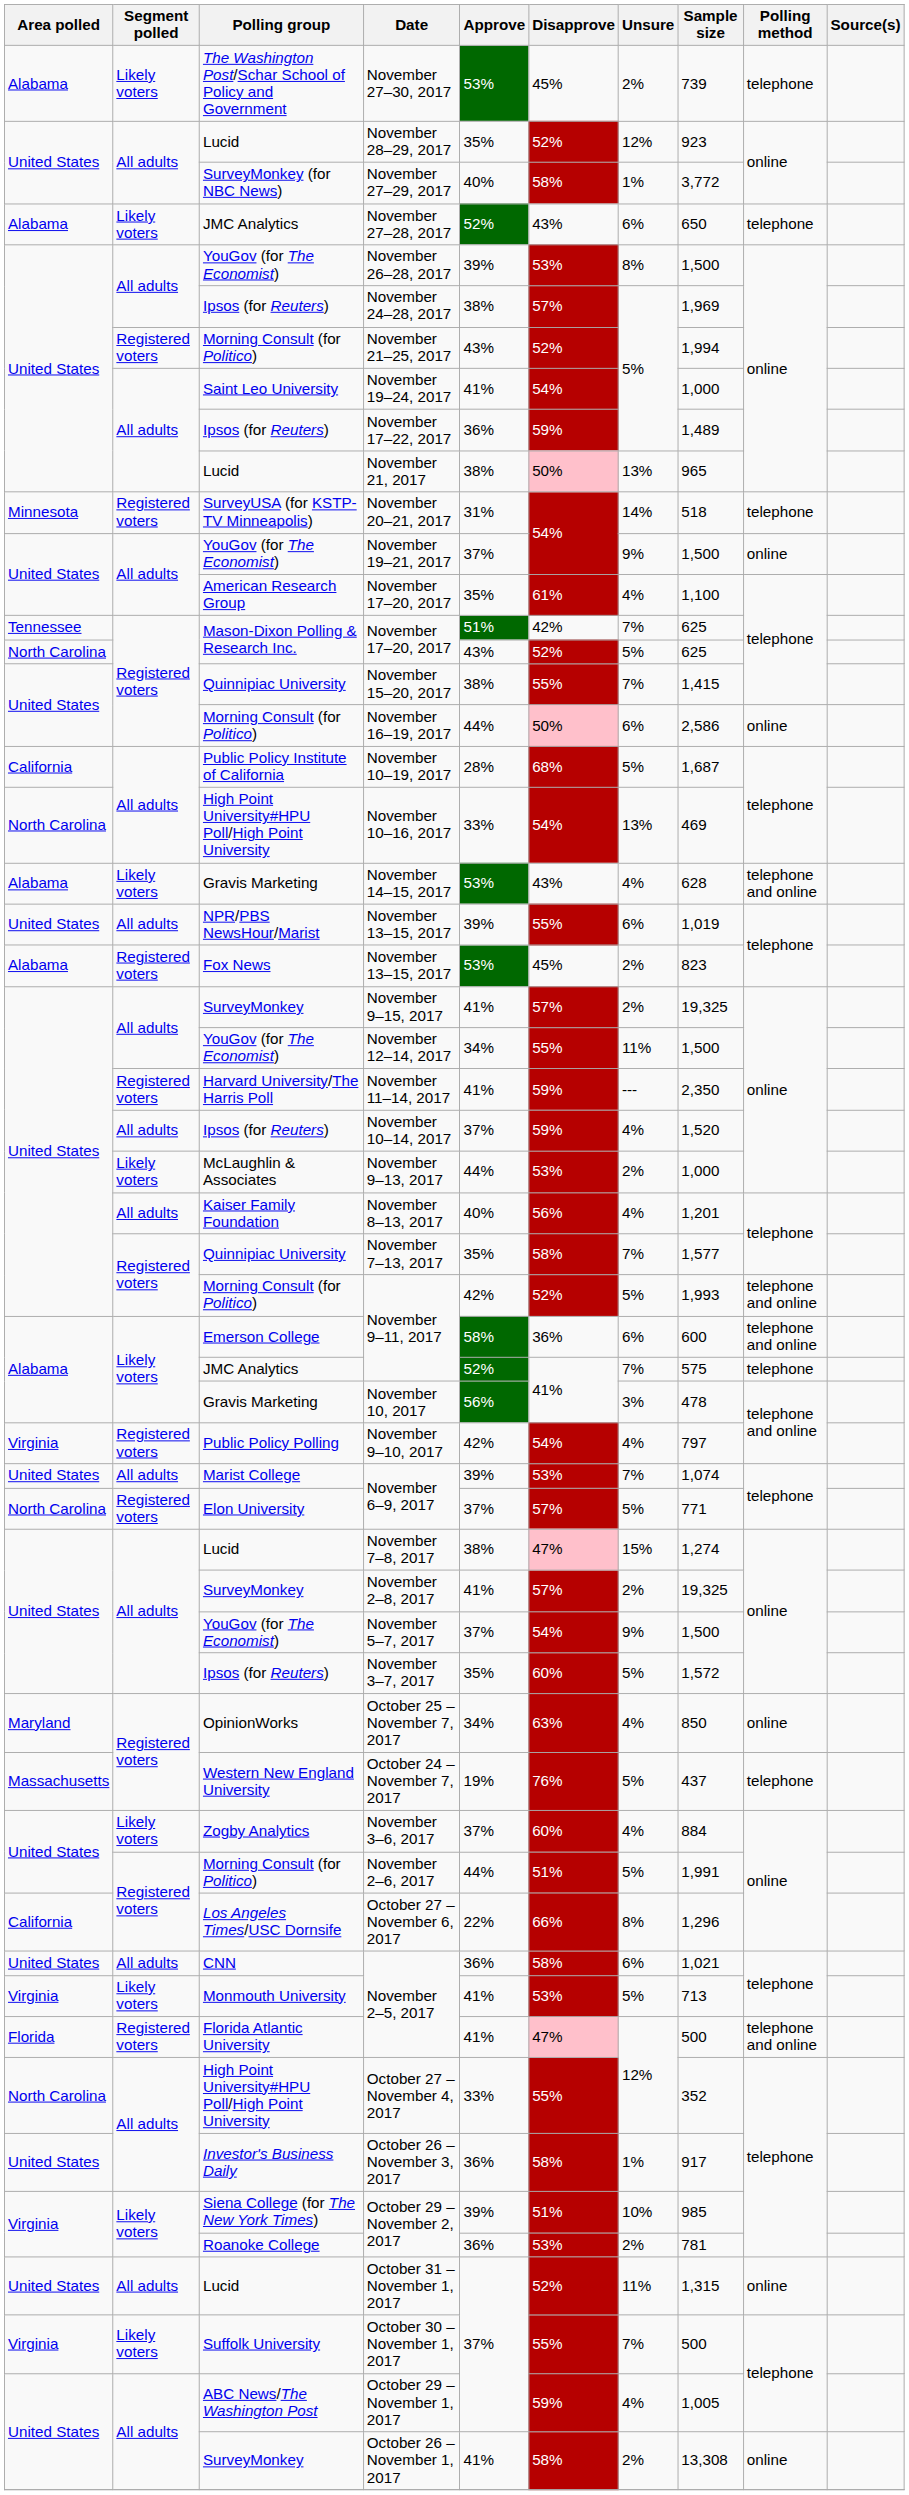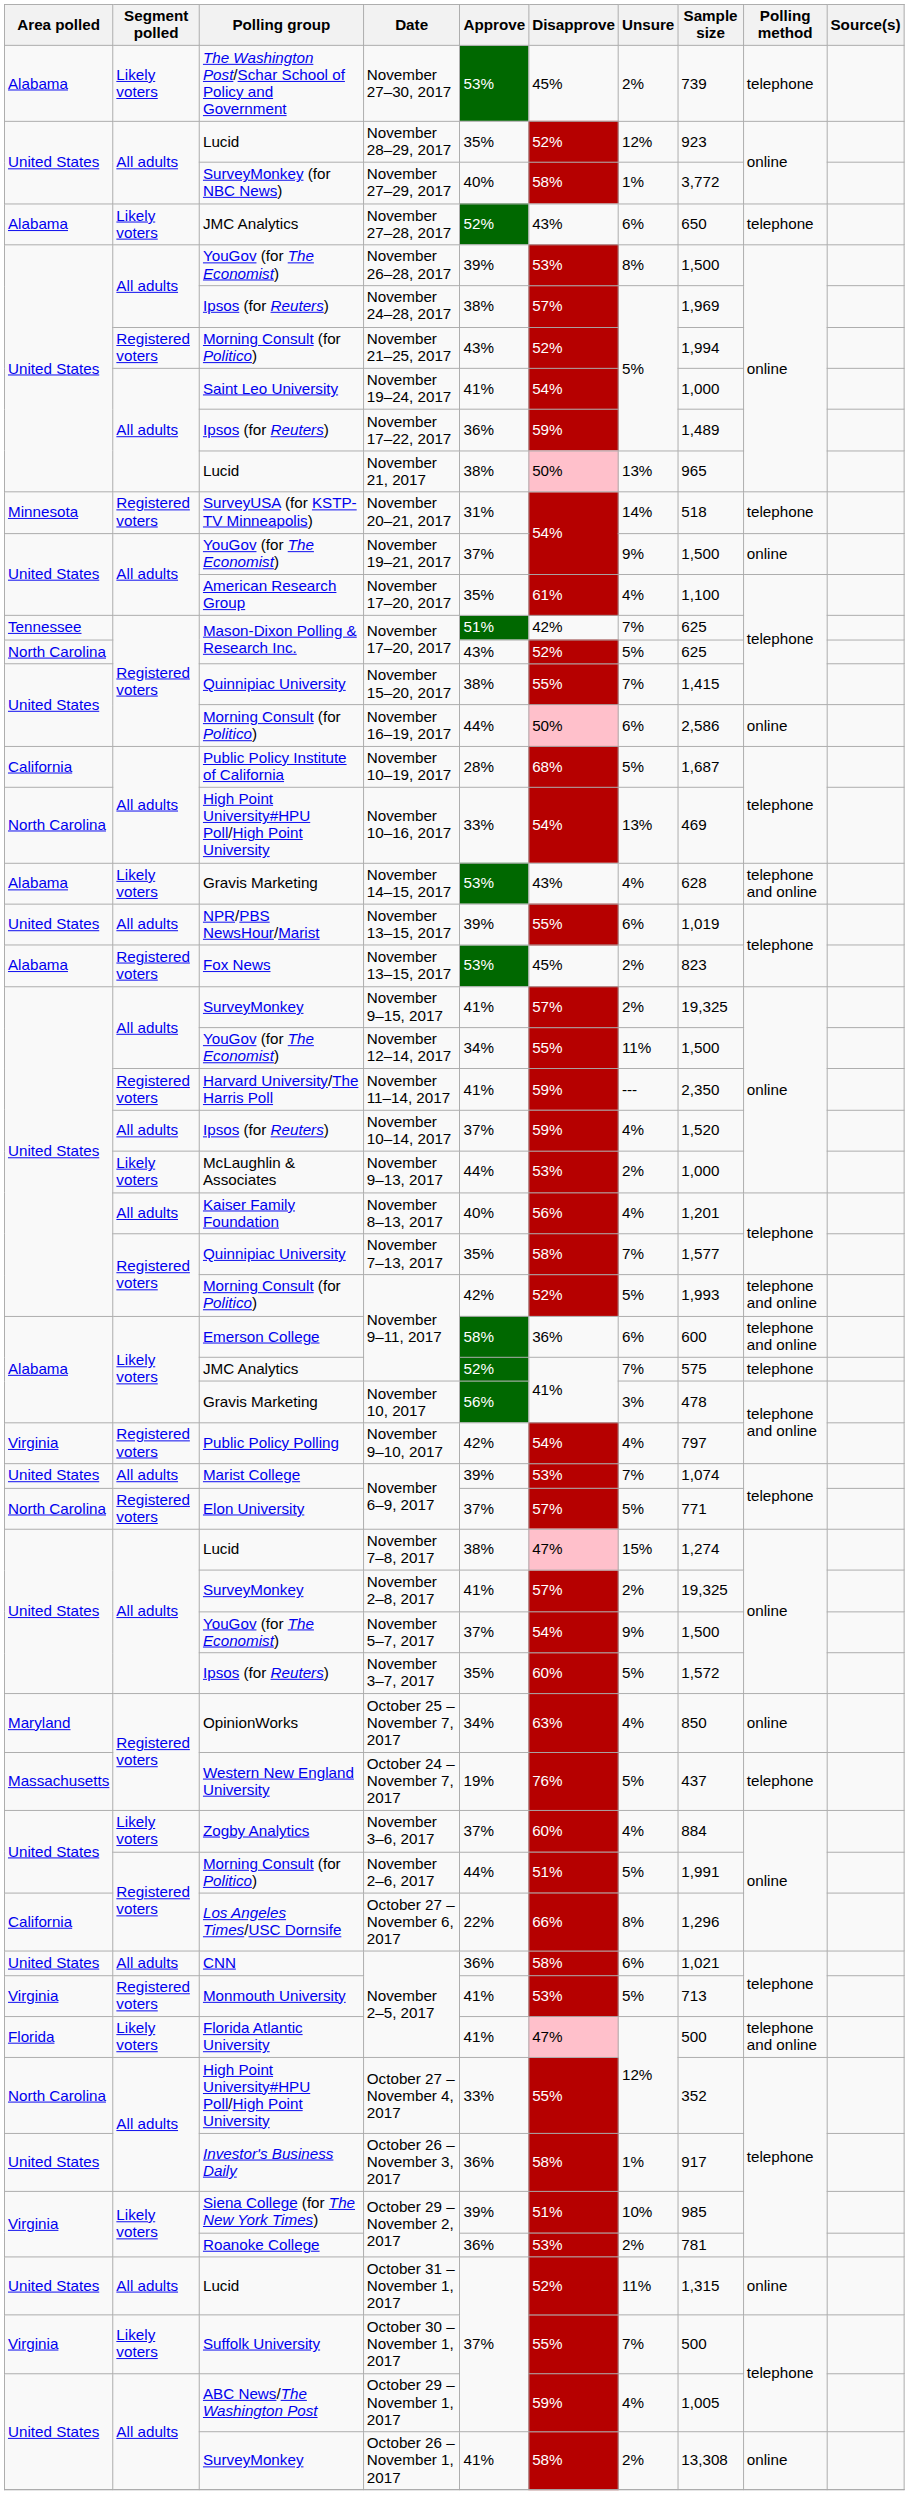(137, 1995) Likely voters -> (153, 1995) Registered voters
(153, 2037) Registered voters -> (137, 2037) Likely voters
